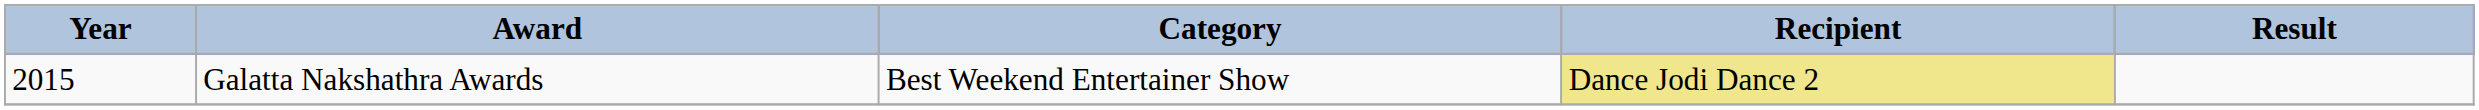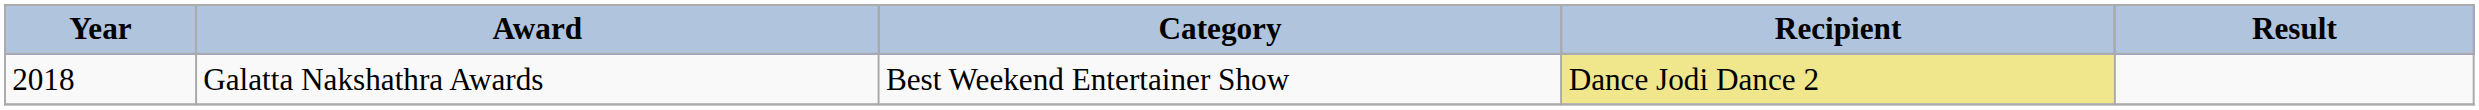(43, 78) 2015 -> (43, 78) 2018
